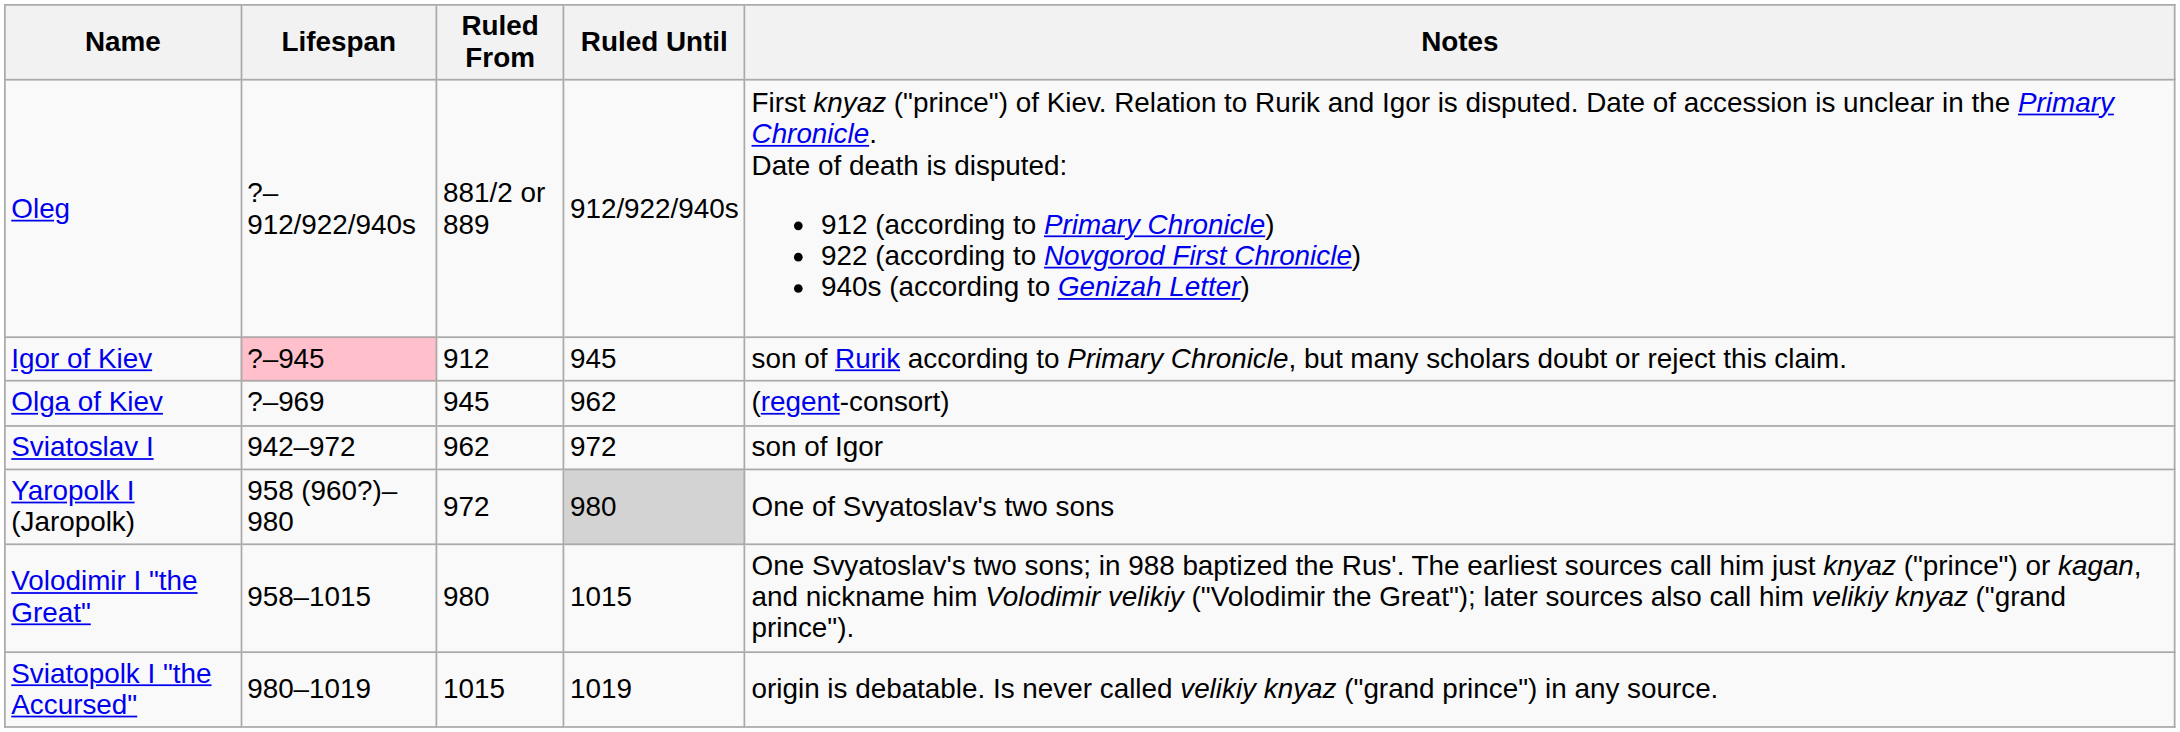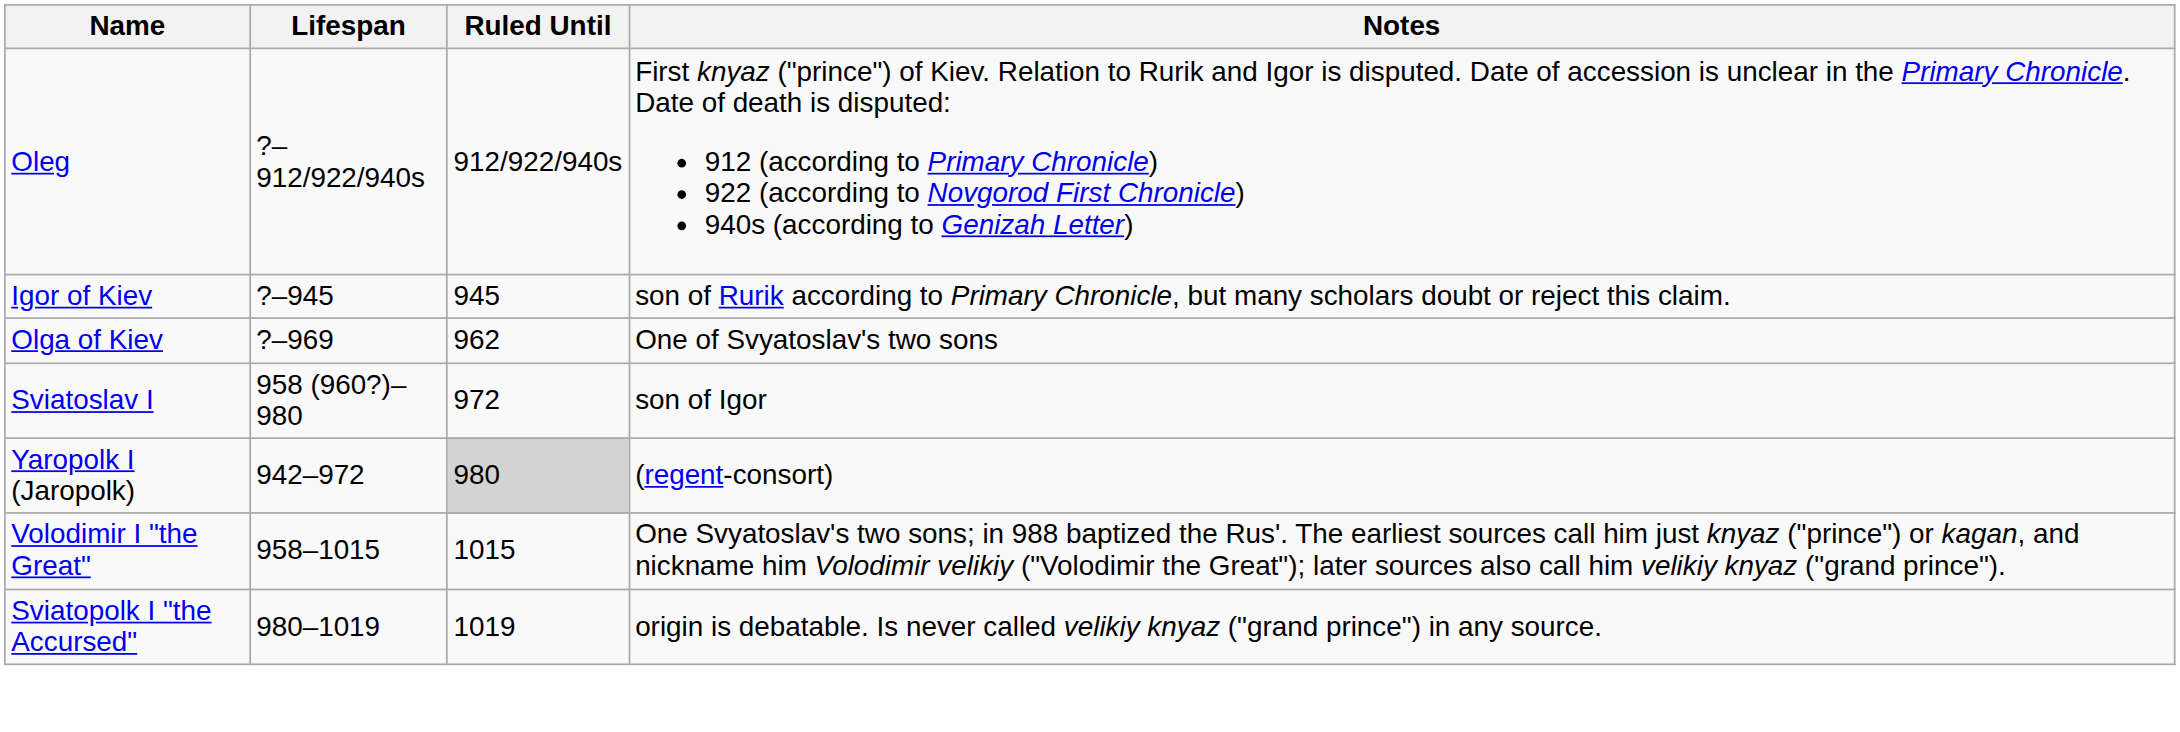- column: (500, 42)
(286, 358) pink background -> (295, 295) no background
(851, 402) (regent-consort) -> (817, 339) One of Svyatoslav's two sons
(301, 446) 942–972 -> (331, 399) 958 (960?)–980
(322, 506) 958 (960?)–980 -> (310, 475) 942–972
(933, 506) One of Svyatoslav's two sons -> (734, 475) (regent-consort)
